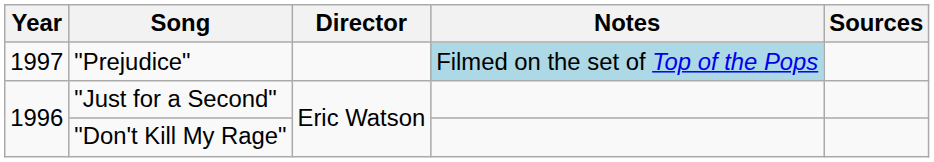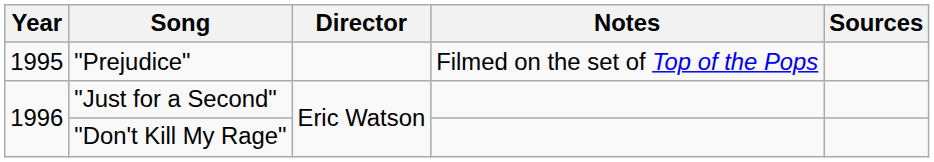(37, 61) 1997 -> (37, 61) 1995
(627, 61) lightblue background -> (627, 61) no background
